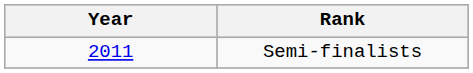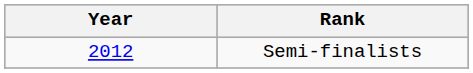(111, 52) 2011 -> (111, 52) 2012
